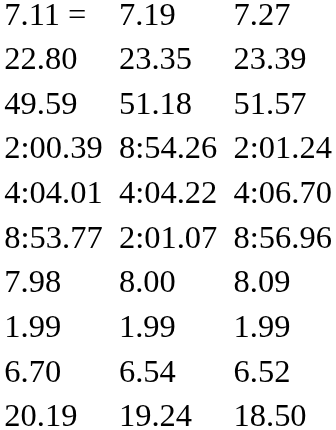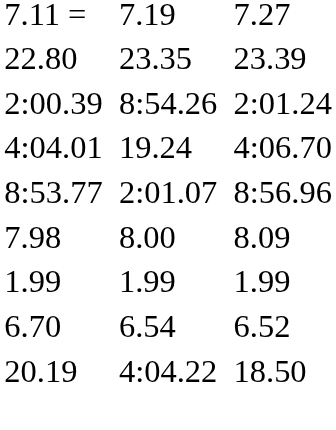- row: (41, 103)
(168, 192) 4:04.22 -> (155, 147) 19.24
(155, 415) 19.24 -> (168, 371) 4:04.22
